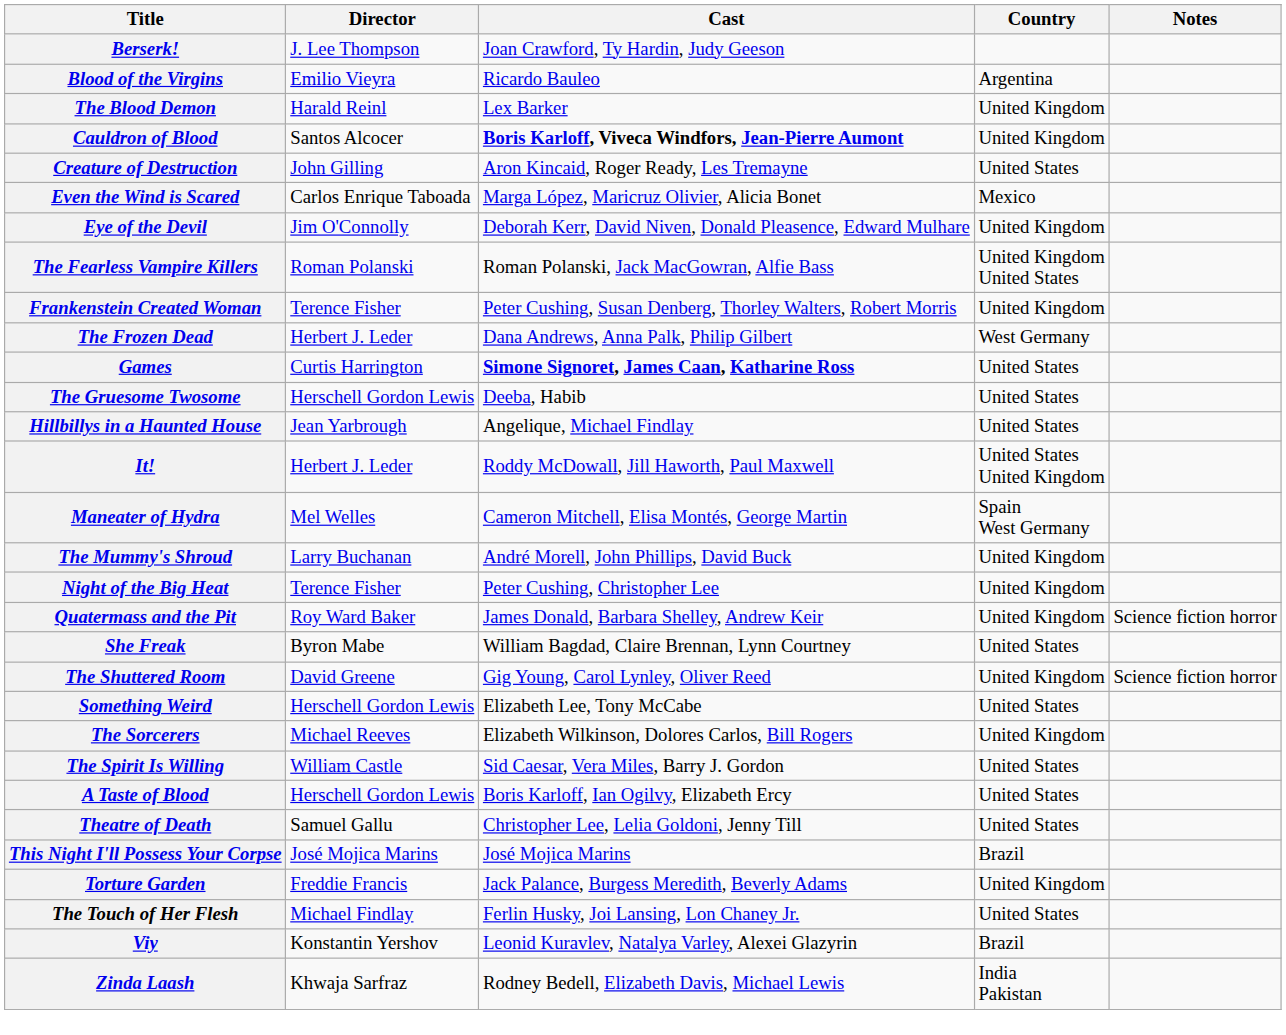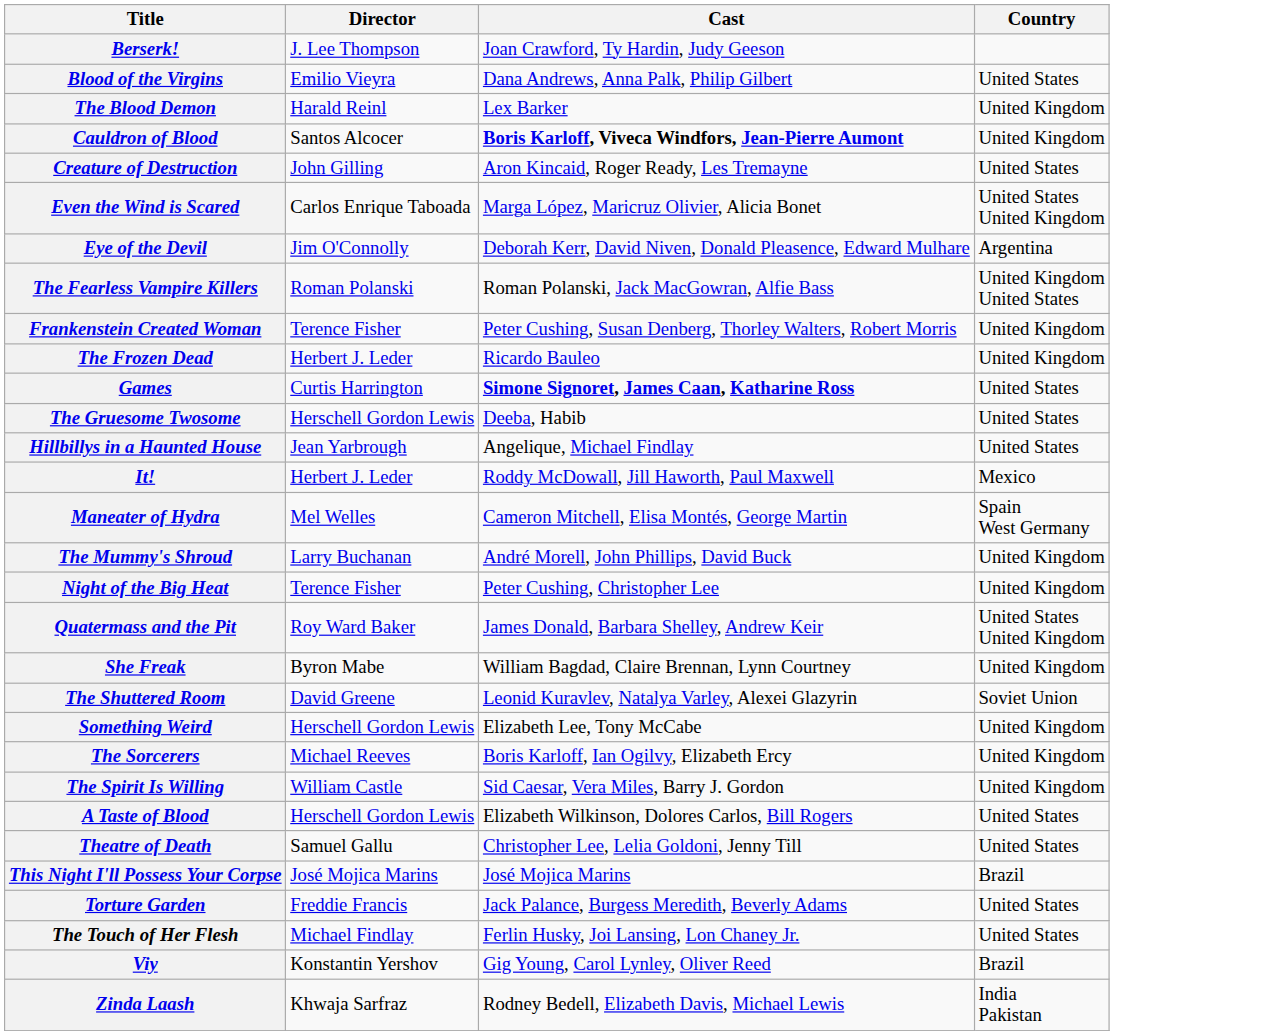- column: (1195, 19)
(541, 78) Ricardo Bauleo -> (638, 78) Dana Andrews, Anna Palk, Philip Gilbert
(1016, 78) Argentina -> (1029, 78) United States
(1007, 197) Mexico -> (1042, 208) United States United Kingdom
(1042, 227) United Kingdom -> (1016, 248) Argentina
(638, 337) Dana Andrews, Anna Palk, Philip Gilbert -> (541, 358) Ricardo Bauleo
(1034, 337) West Germany -> (1042, 358) United Kingdom
(1042, 466) United States United Kingdom -> (1007, 477) Mexico
(1042, 616) United Kingdom -> (1042, 627) United States United Kingdom
(1029, 646) United States -> (1042, 667) United Kingdom
(627, 676) Gig Young, Carol Lynley, Oliver Reed -> (670, 697) Leonid Kuravlev, Natalya Varley, Alexei Glazyrin
(1042, 676) United Kingdom -> (1028, 697) Soviet Union
(1029, 705) United States -> (1042, 727) United Kingdom
(668, 735) Elizabeth Wilkinson, Dolores Carlos, Bill Rogers -> (637, 756) Boris Karloff, Ian Ogilvy, Elizabeth Ercy
(1029, 765) United States -> (1042, 786) United Kingdom
(637, 795) Boris Karloff, Ian Ogilvy, Elizabeth Ercy -> (668, 816) Elizabeth Wilkinson, Dolores Carlos, Bill Rogers
(1042, 884) United Kingdom -> (1029, 905) United States
(670, 943) Leonid Kuravlev, Natalya Varley, Alexei Glazyrin -> (627, 964) Gig Young, Carol Lynley, Oliver Reed
